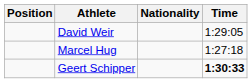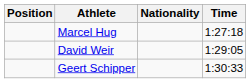rows swapped: (87, 50) <-> (86, 31)
(225, 68) bold -> (224, 68) normal
